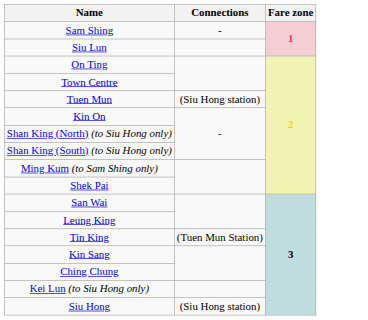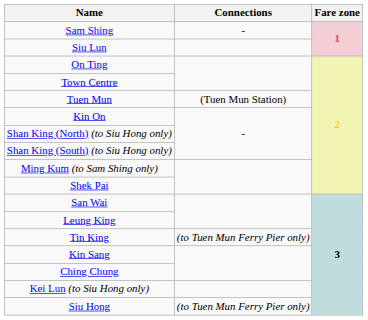(220, 99) (Siu Hong station) -> (243, 99) (Tuen Mun Station)
(220, 237) (Tuen Mun Station) -> (243, 237) (to Tuen Mun Ferry Pier only)
(220, 306) (Siu Hong station) -> (243, 306) (to Tuen Mun Ferry Pier only)
